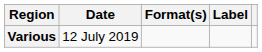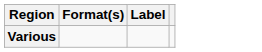- column: (100, 15)
